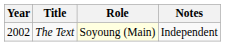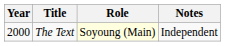(19, 31) 2002 -> (19, 31) 2000
